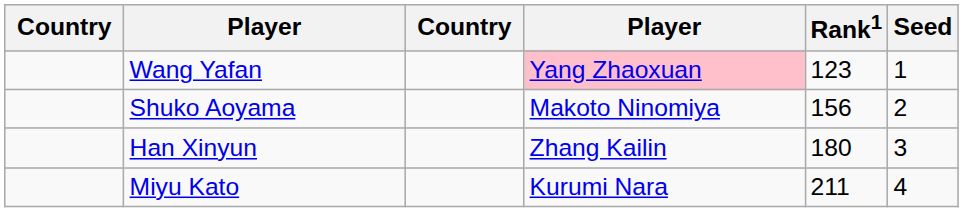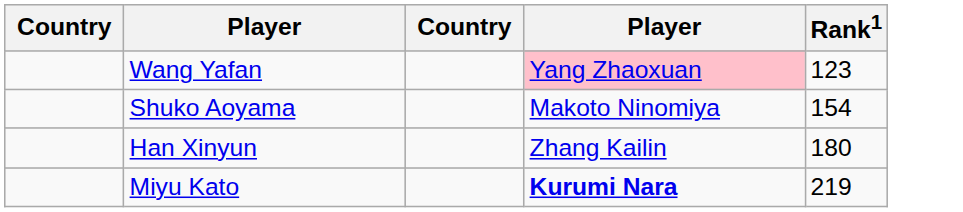- column: (923, 27)
(831, 108) 156 -> (831, 108) 154
(599, 187) normal -> (604, 187) bold
(830, 187) 211 -> (831, 187) 219
